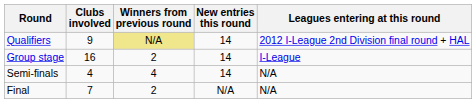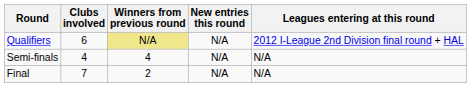(90, 40) 9 -> (84, 40) 6
(225, 40) 14 -> (220, 40) N/A
- row: (35, 57)
(225, 73) 14 -> (220, 57) N/A
